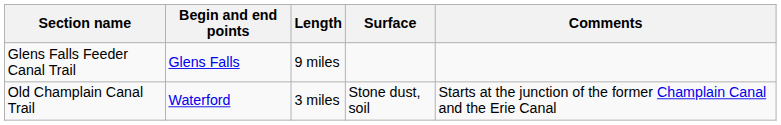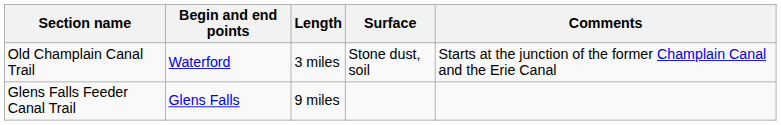rows swapped: (75, 101) <-> (68, 62)
